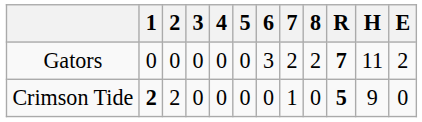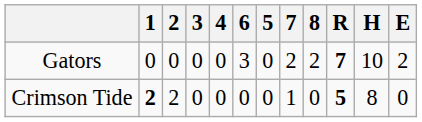columns swapped: (245, 23) <-> (268, 23)
(372, 60) 11 -> (372, 60) 10
(372, 97) 9 -> (372, 97) 8
